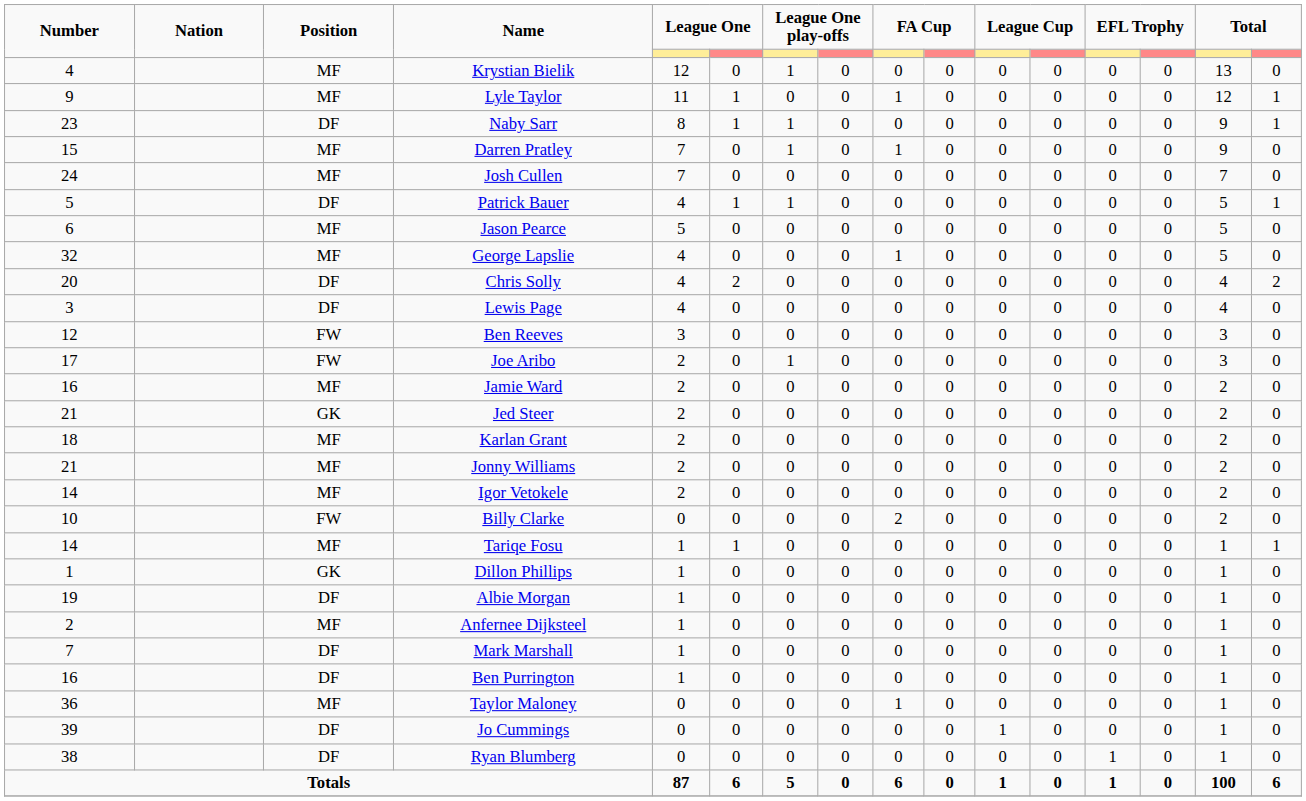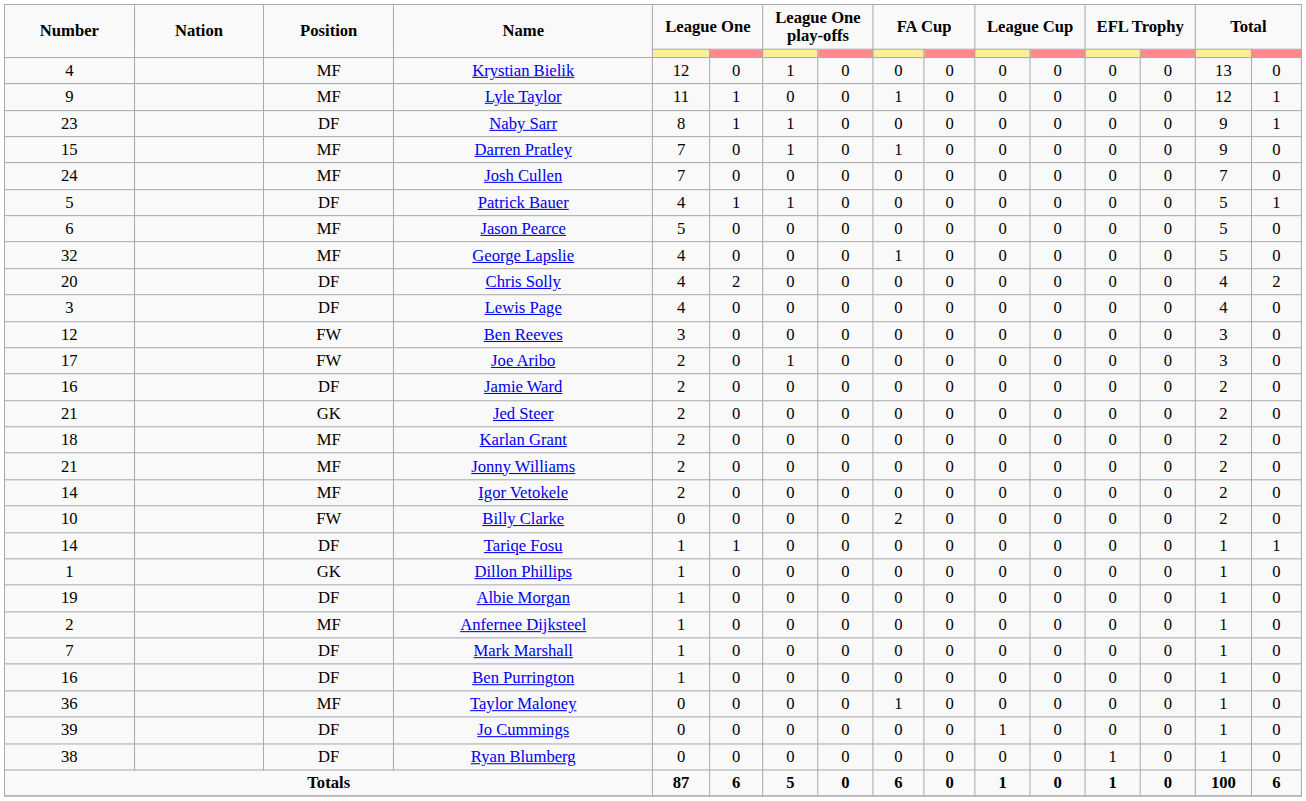(329, 387) MF -> (329, 387) DF
(329, 545) MF -> (329, 545) DF
